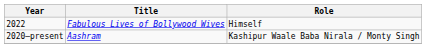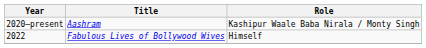rows swapped: (35, 37) <-> (16, 24)
